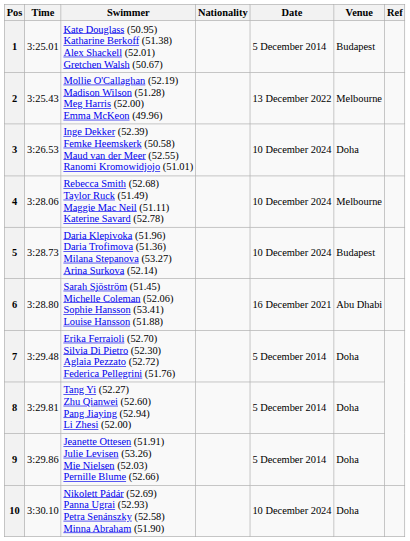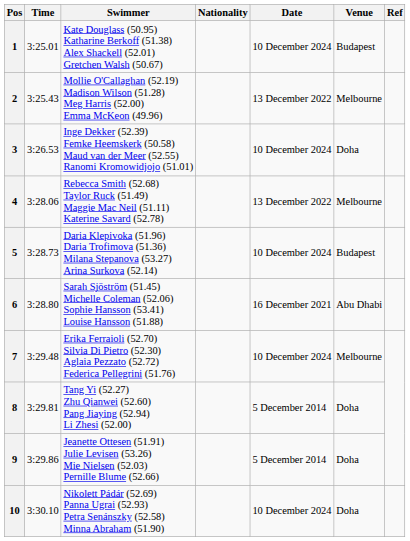(289, 46) 5 December 2014 -> (292, 46) 10 December 2024
(292, 201) 10 December 2024 -> (292, 201) 13 December 2022
(289, 356) 5 December 2014 -> (292, 356) 10 December 2024
(348, 356) Doha -> (359, 356) Melbourne
